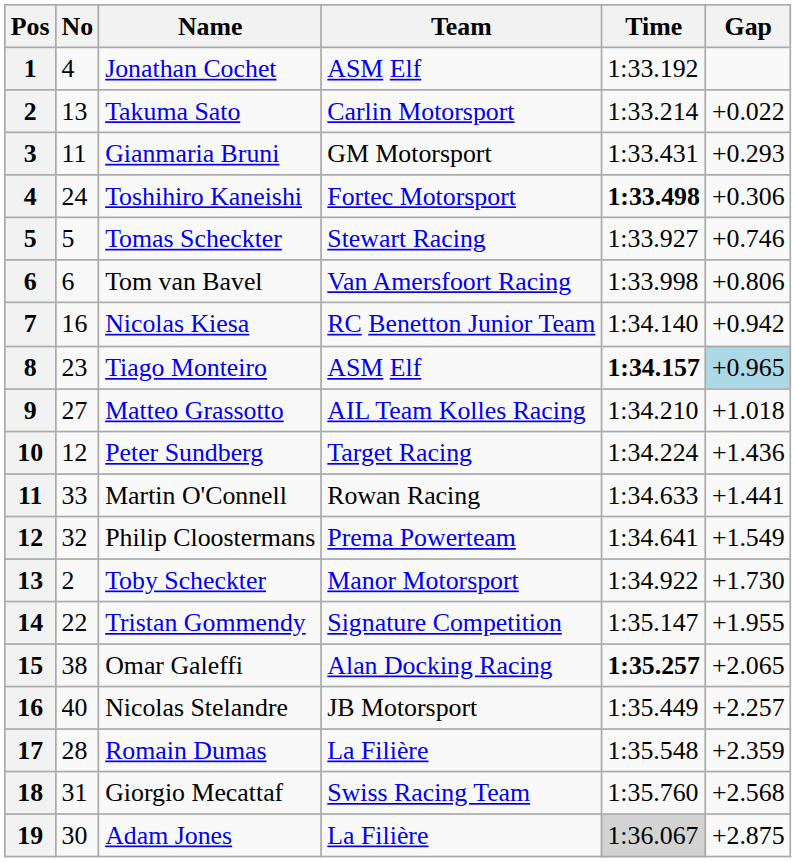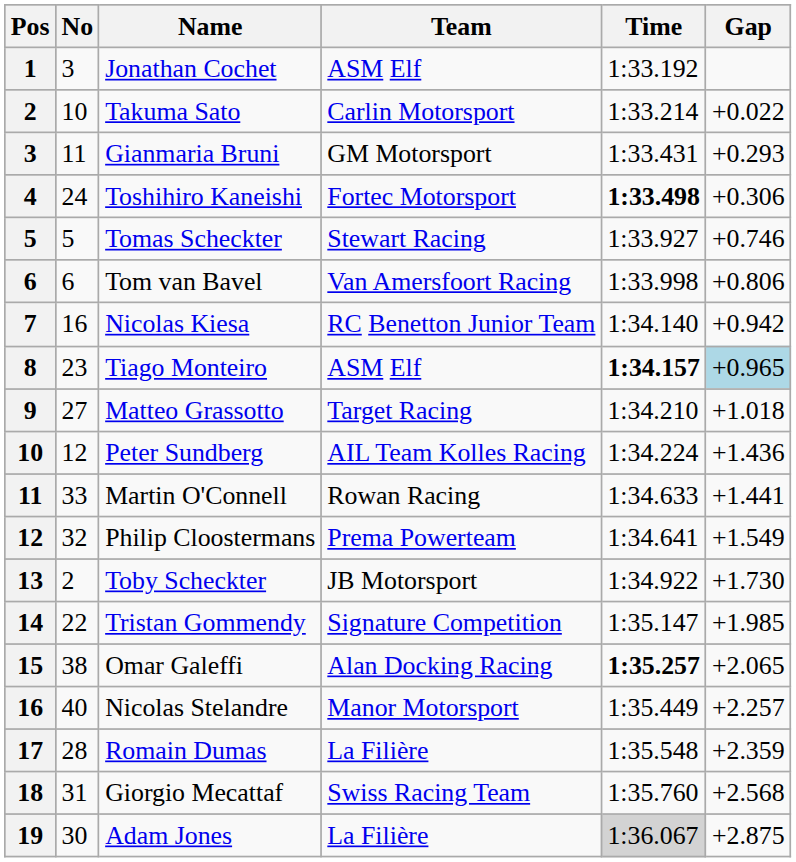(68, 68) 4 -> (68, 68) 3
(74, 111) 13 -> (74, 111) 10
(457, 409) AIL Team Kolles Racing -> (400, 409) Target Racing
(400, 452) Target Racing -> (457, 452) AIL Team Kolles Racing
(423, 579) Manor Motorsport -> (402, 579) JB Motorsport
(748, 622) +1.955 -> (748, 622) +1.985
(402, 707) JB Motorsport -> (423, 707) Manor Motorsport
